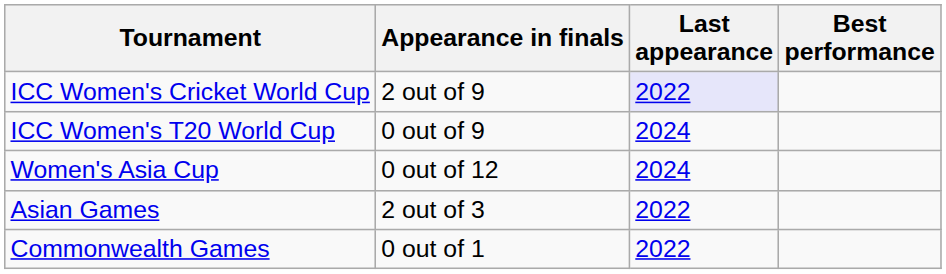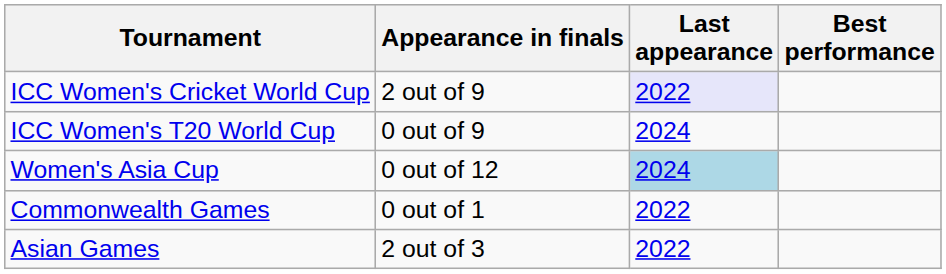(663, 170) no background -> (663, 170) lightblue background
rows swapped: (140, 248) <-> (85, 209)
